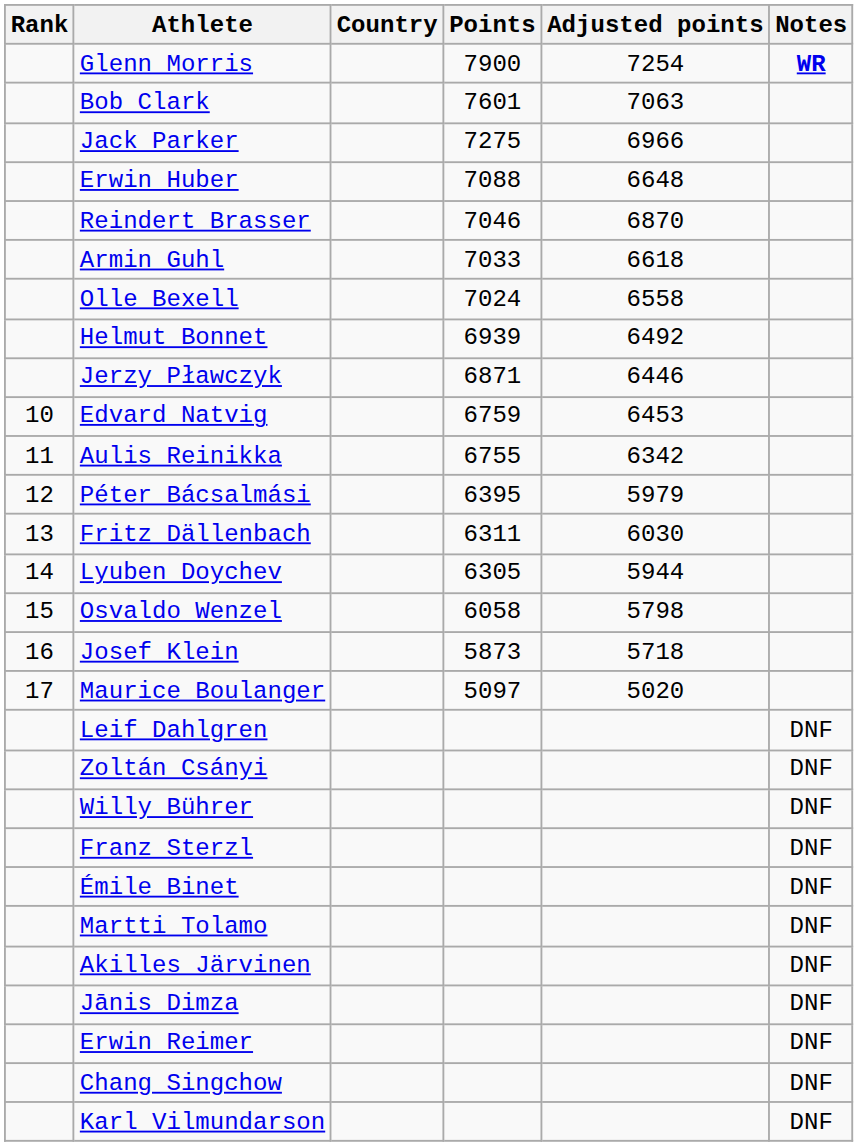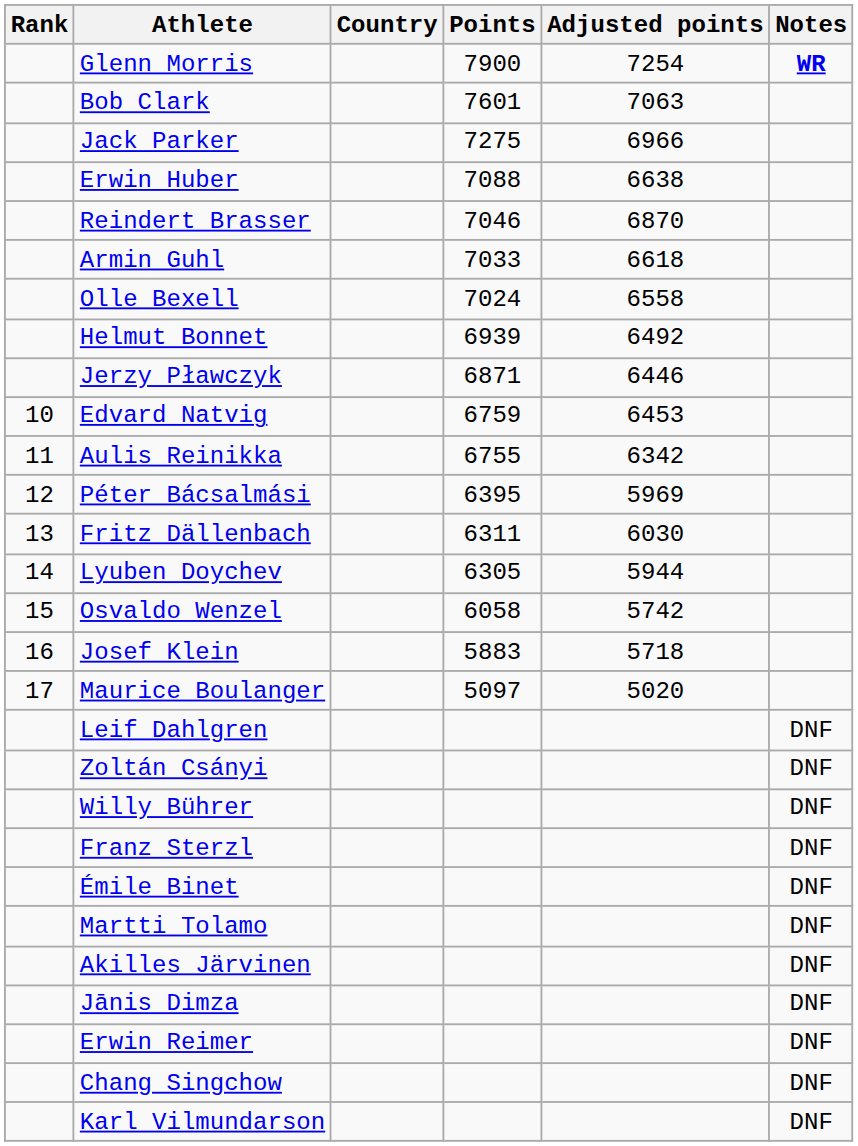(655, 181) 6648 -> (655, 181) 6638
(655, 495) 5979 -> (655, 495) 5969
(655, 612) 5798 -> (655, 612) 5742
(492, 652) 5873 -> (492, 652) 5883
